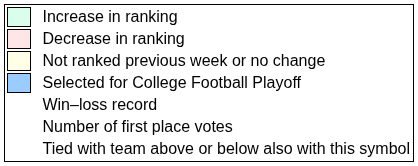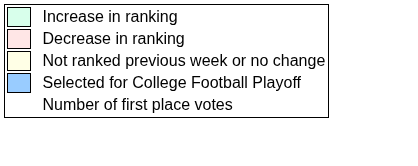- row: (100, 104)
- row: (226, 148)
